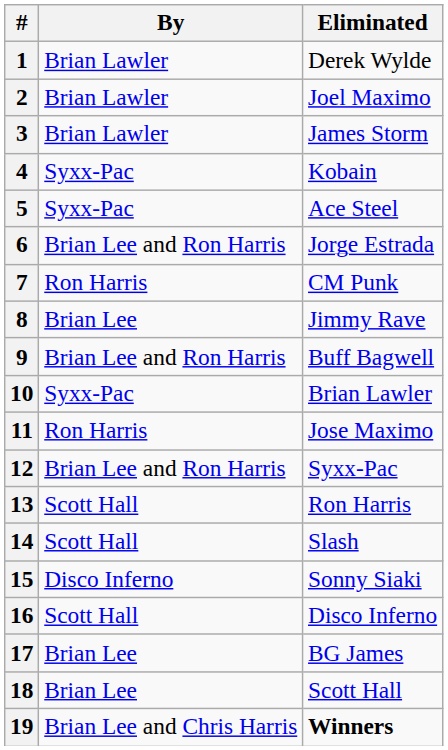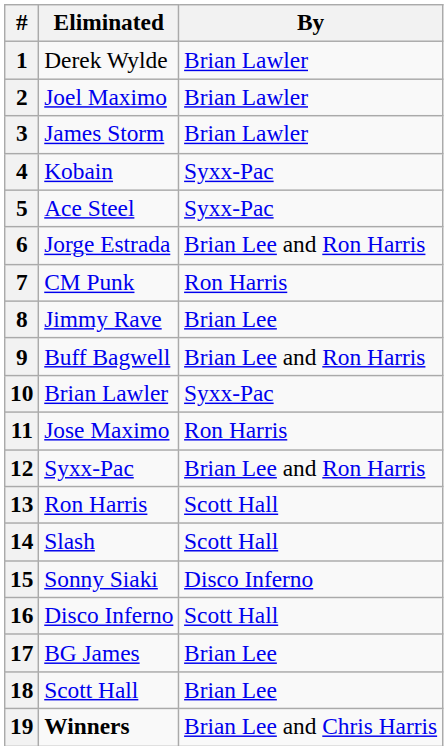columns swapped: (373, 23) <-> (171, 23)
